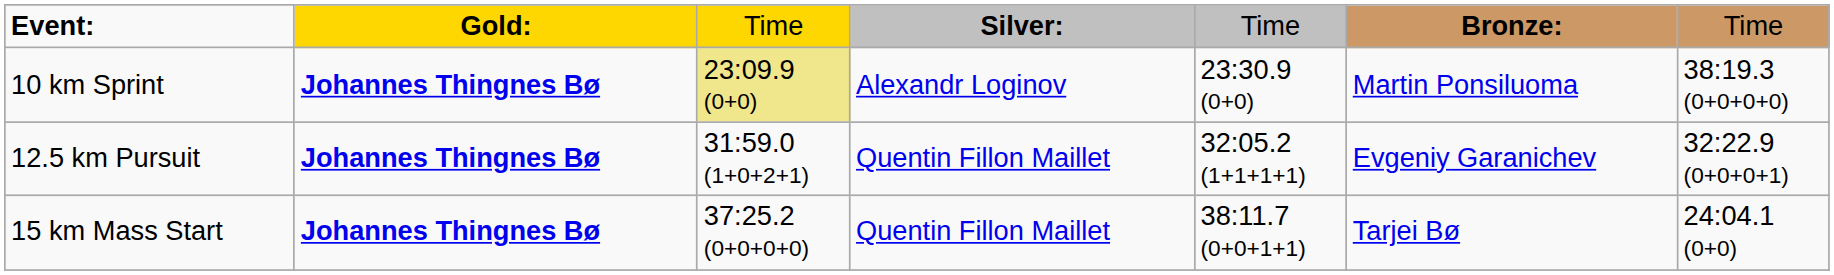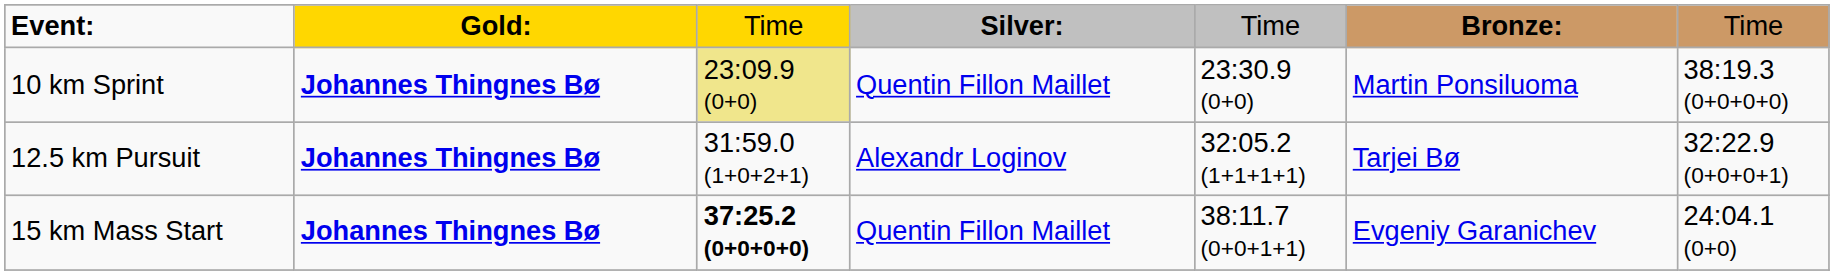(961, 84) Alexandr Loginov -> (983, 84) Quentin Fillon Maillet
(983, 158) Quentin Fillon Maillet -> (961, 158) Alexandr Loginov
(1474, 158) Evgeniy Garanichev -> (1406, 158) Tarjei Bø
(756, 231) normal -> (756, 231) bold
(1406, 231) Tarjei Bø -> (1474, 231) Evgeniy Garanichev
